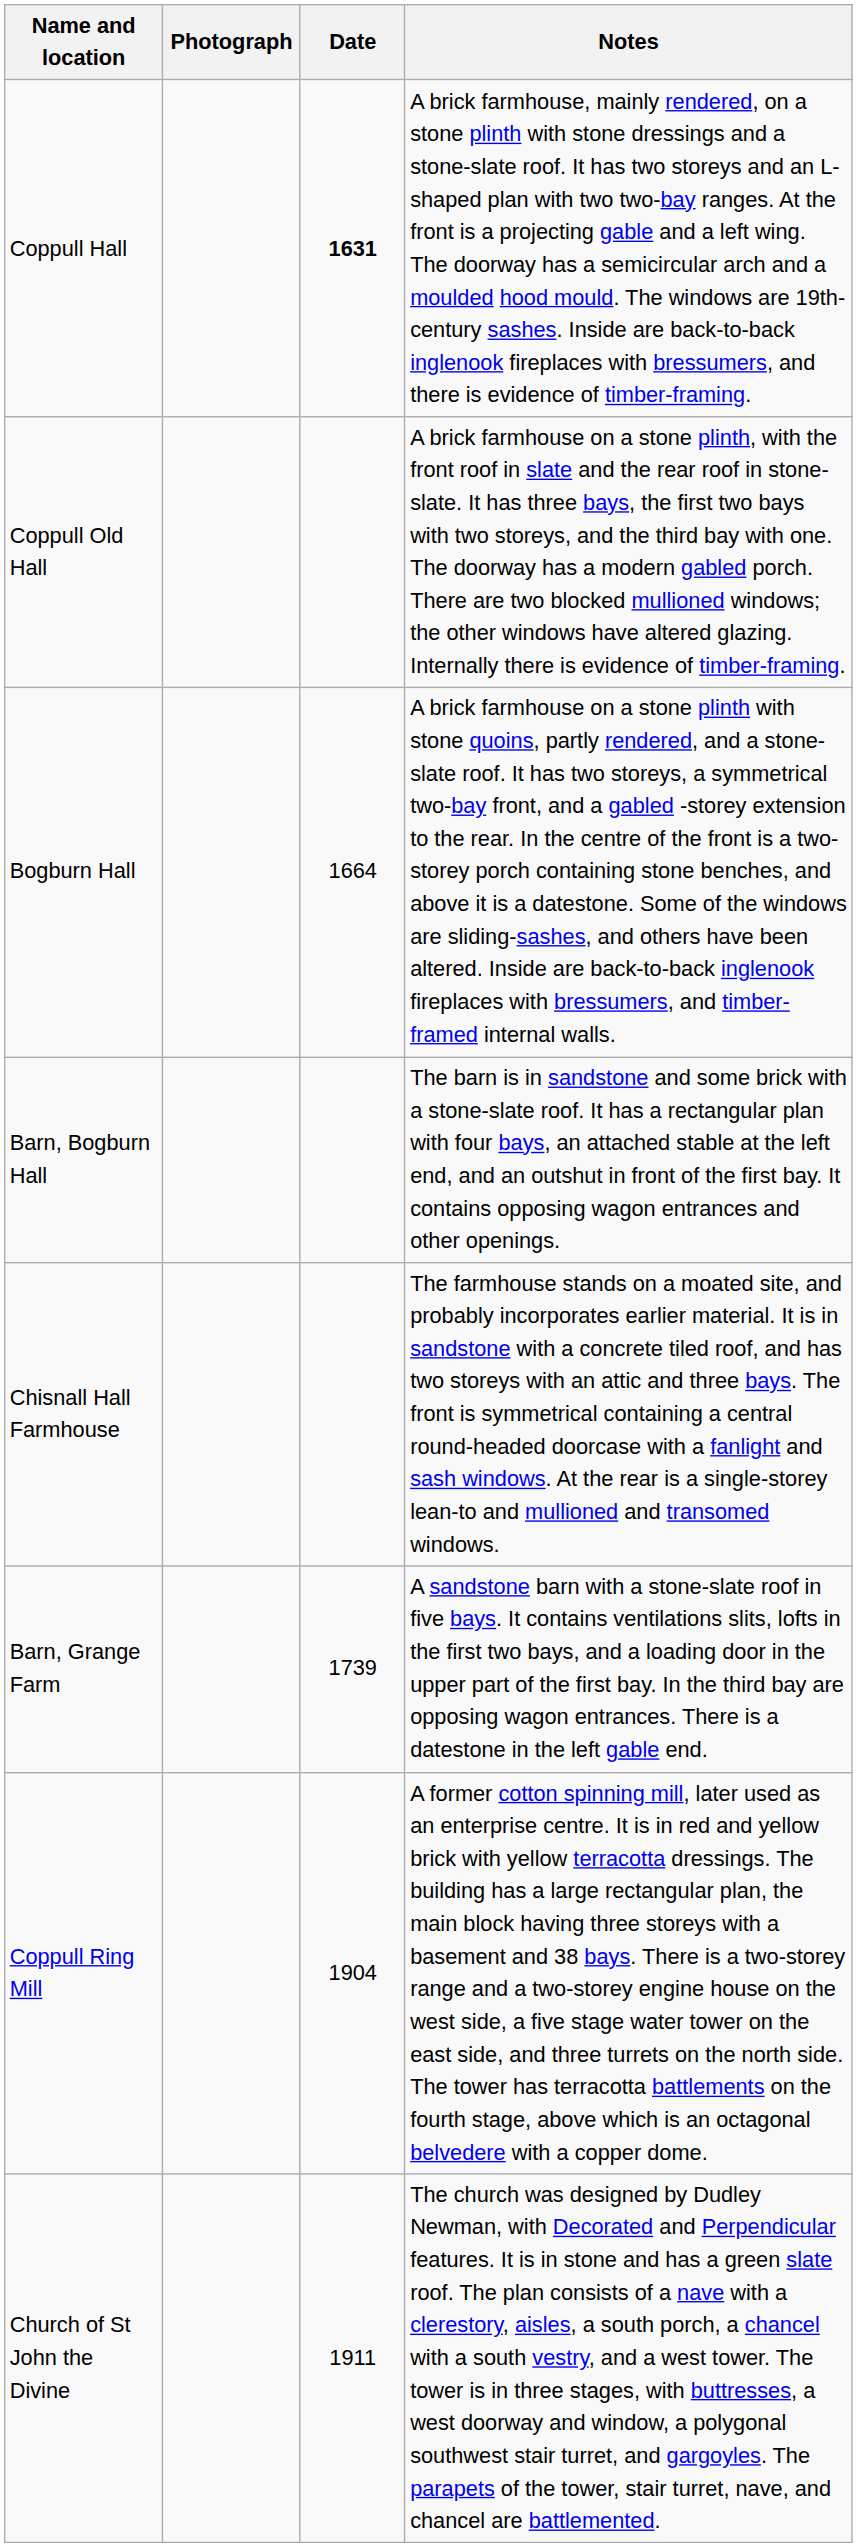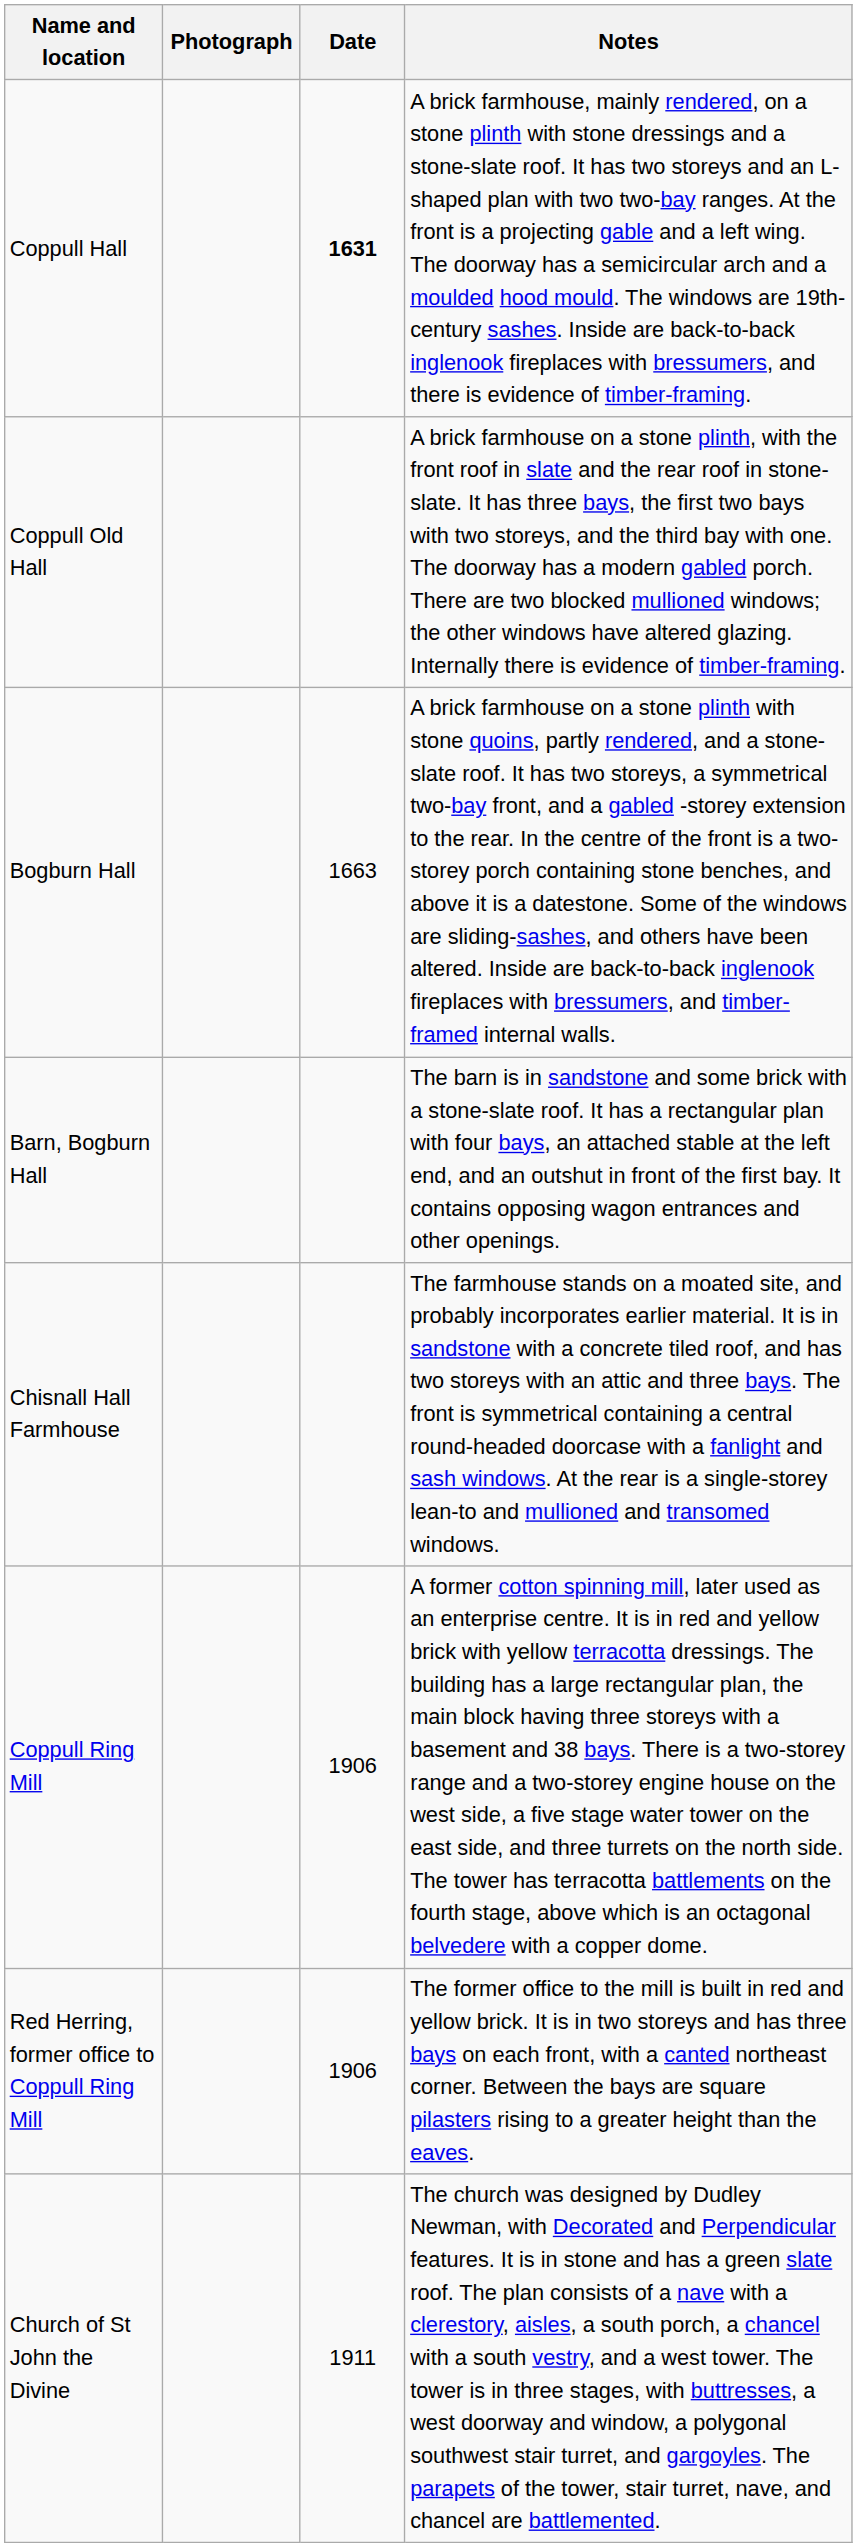(353, 871) 1664 -> (353, 871) 1663
- row: (75, 1669)
(353, 1972) 1904 -> (353, 1766) 1906
+ row: (82, 2070)
